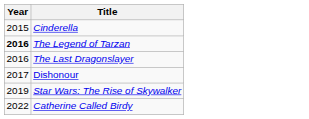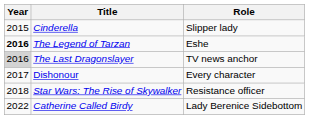+ column: (244, 12)
(18, 59) no background -> (18, 59) lightgrey background
(18, 91) 2019 -> (18, 91) 2018
